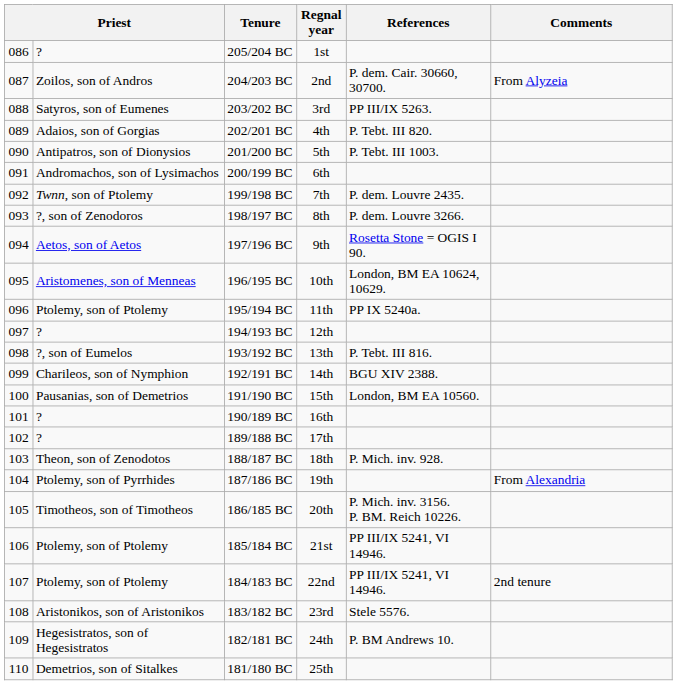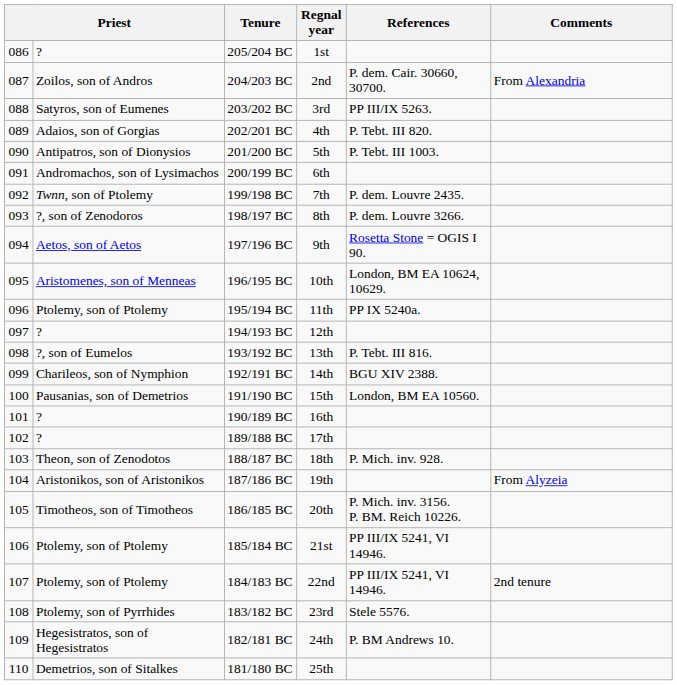(531, 80) From Alyzeia -> (540, 80) From Alexandria
(105, 480) Ptolemy, son of Pyrrhides -> (120, 480) Aristonikos, son of Aristonikos
(540, 480) From Alexandria -> (531, 480) From Alyzeia
(120, 611) Aristonikos, son of Aristonikos -> (105, 611) Ptolemy, son of Pyrrhides
